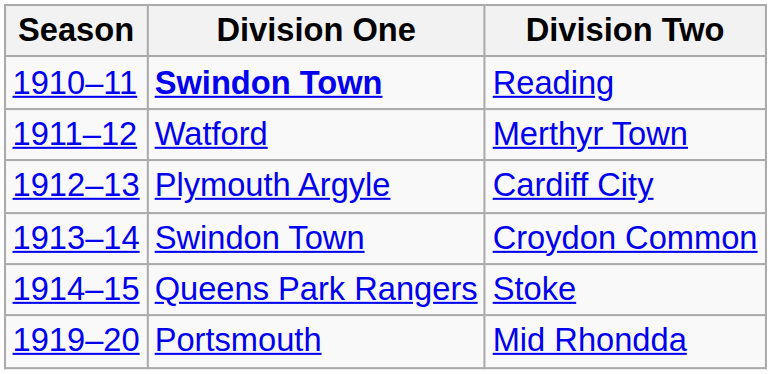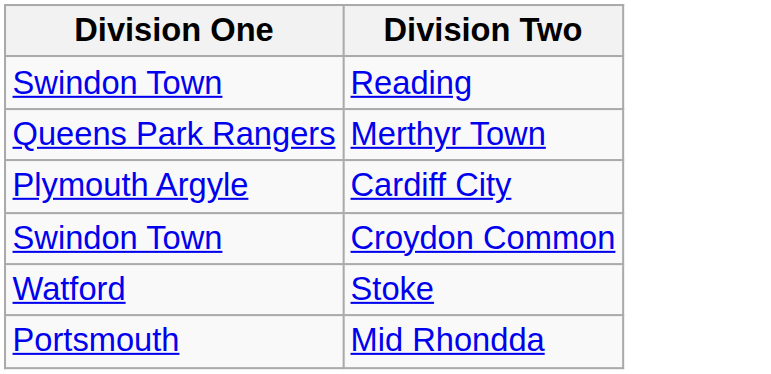- column: (76, 30)
(269, 82) bold -> (117, 82) normal
(211, 133) Watford -> (174, 133) Queens Park Rangers
(316, 289) Queens Park Rangers -> (69, 289) Watford
